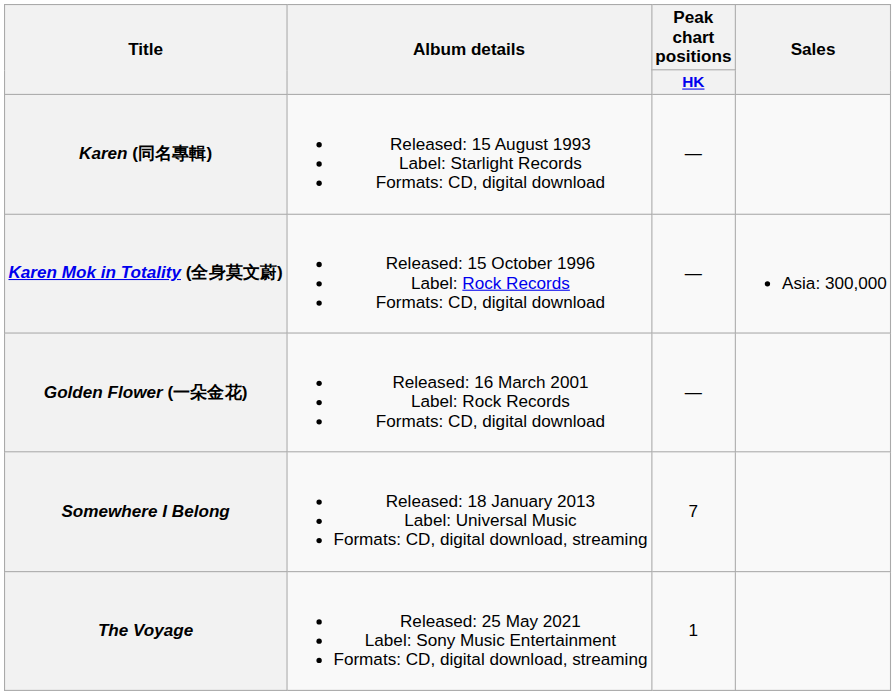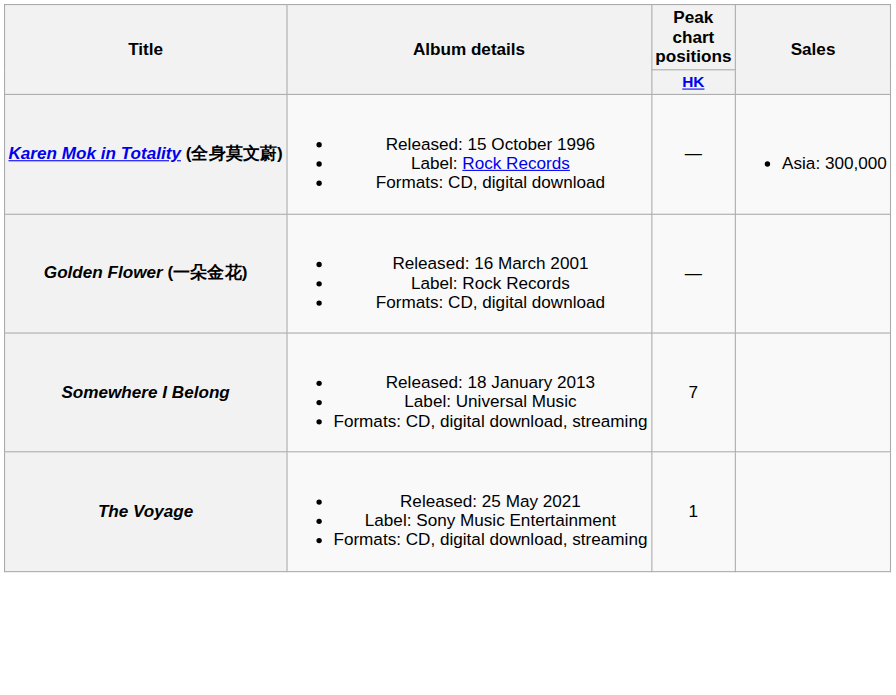- row: (146, 153)
